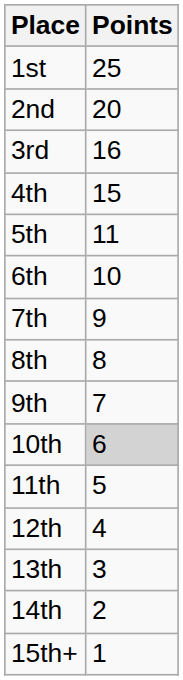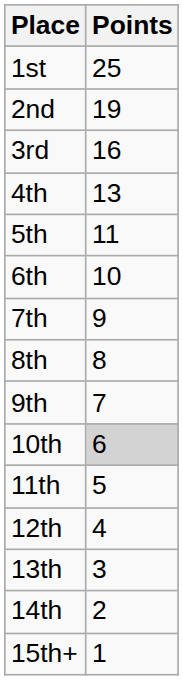(107, 109) 20 -> (107, 109) 19
(107, 192) 15 -> (107, 192) 13
